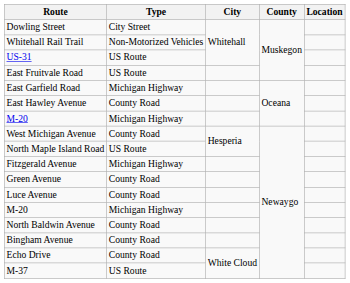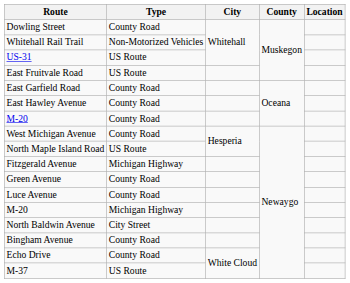(129, 27) City Street -> (134, 27) County Road
(146, 88) Michigan Highway -> (134, 88) County Road
(146, 118) Michigan Highway -> (134, 118) County Road
(134, 225) County Road -> (129, 225) City Street
